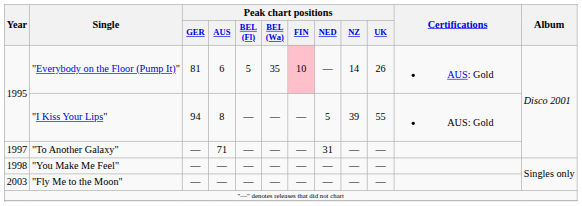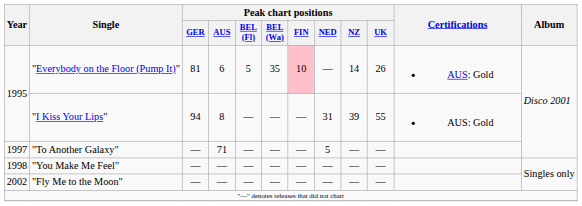(328, 117) 5 -> (328, 117) 31
(328, 149) 31 -> (328, 149) 5
(17, 182) 2003 -> (17, 182) 2002
